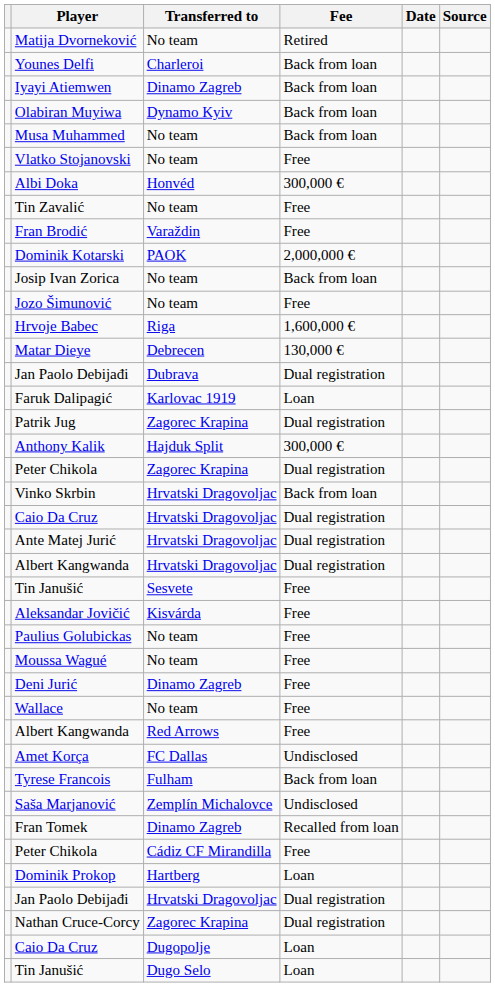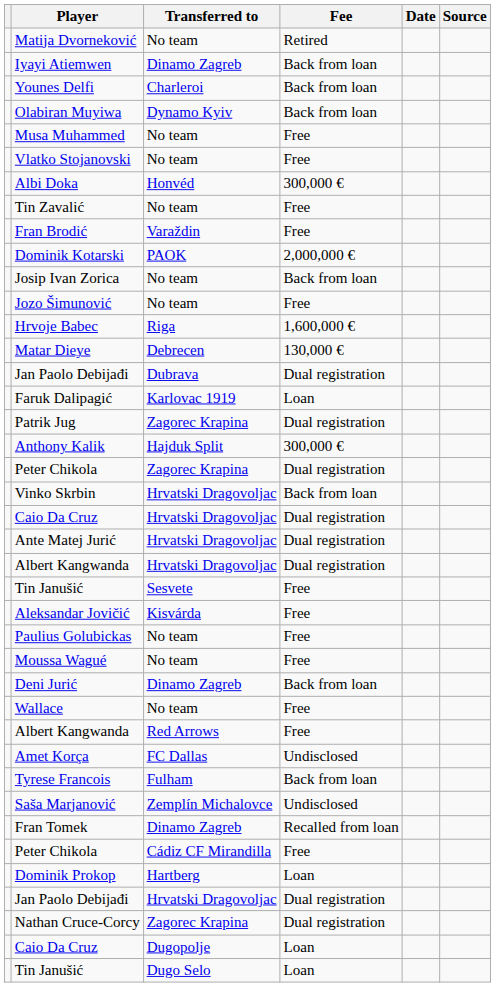rows swapped: (63, 87) <-> (54, 64)
(330, 135) Back from loan -> (297, 135) Free
(297, 684) Free -> (330, 684) Back from loan
